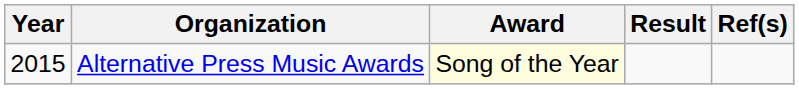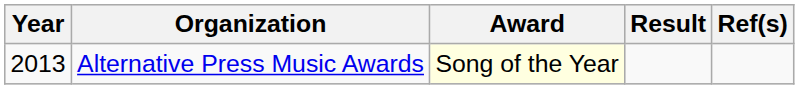(38, 63) 2015 -> (38, 63) 2013
